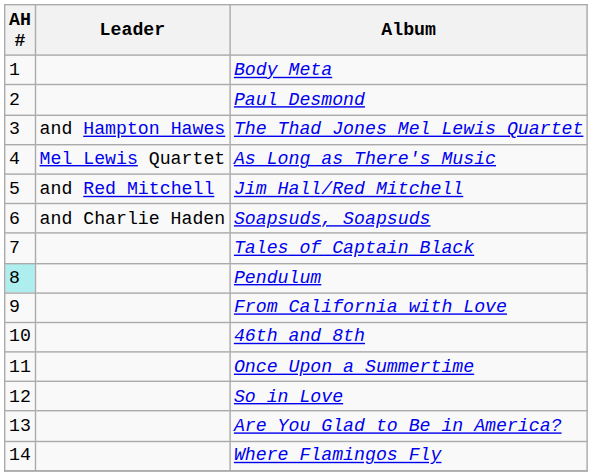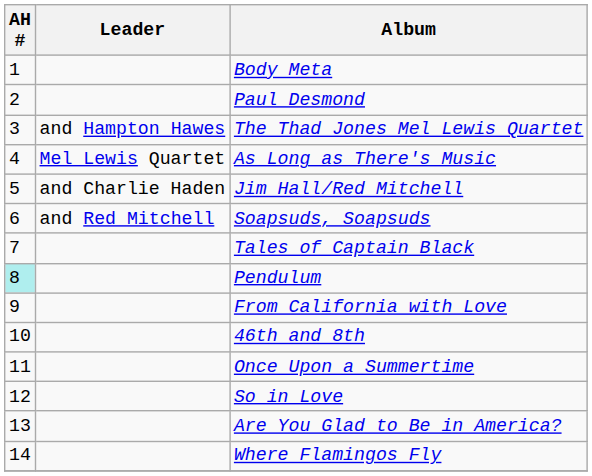(127, 189) and Red Mitchell -> (132, 189) and Charlie Haden
(132, 219) and Charlie Haden -> (127, 219) and Red Mitchell
